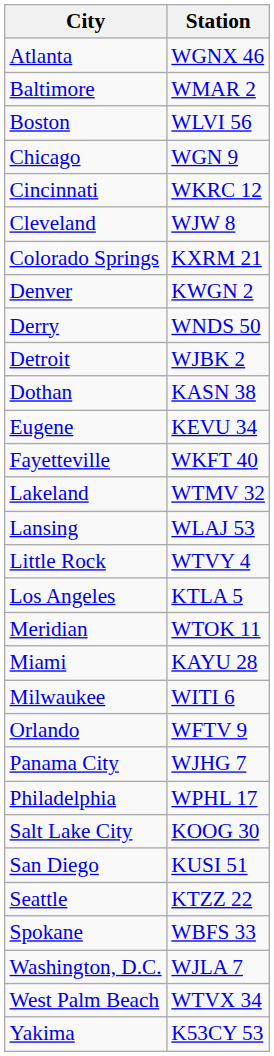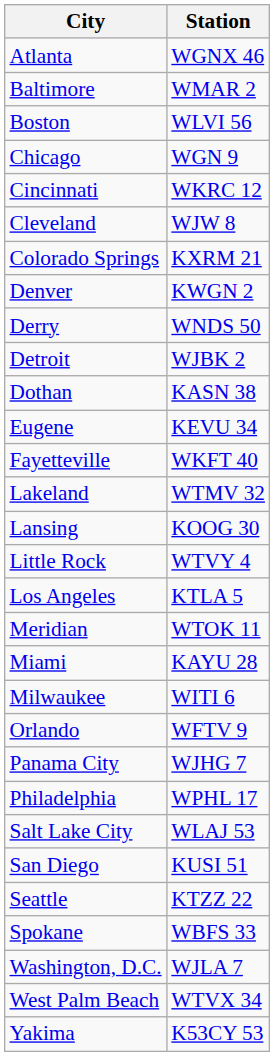(213, 527) WLAJ 53 -> (215, 527) KOOG 30
(215, 831) KOOG 30 -> (213, 831) WLAJ 53
